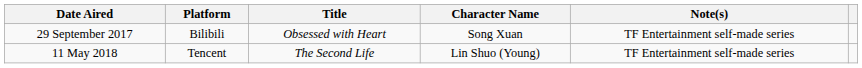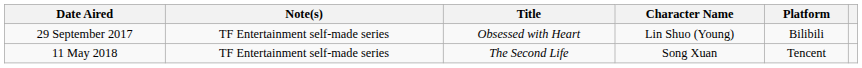columns swapped: (207, 14) <-> (709, 14)
(495, 33) Song Xuan -> (690, 33) Lin Shuo (Young)
(495, 53) Lin Shuo (Young) -> (690, 53) Song Xuan
